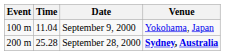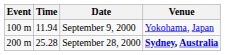(47, 27) 11.04 -> (47, 27) 11.94
